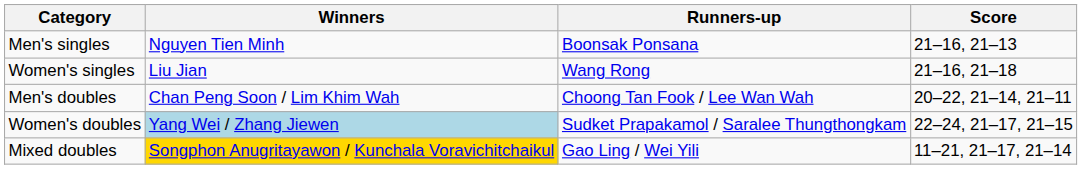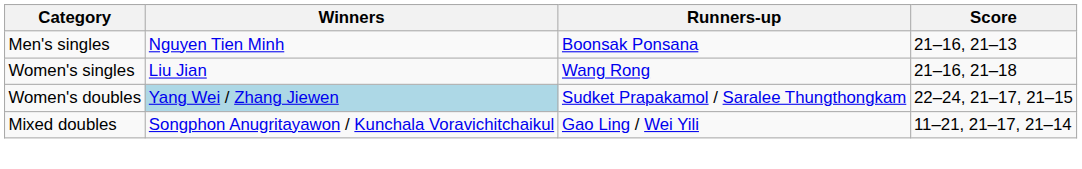- row: (62, 97)
(352, 151) gold background -> (352, 124) no background
